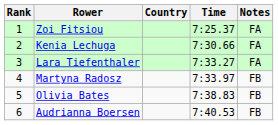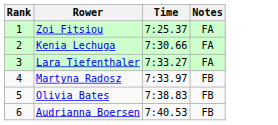- column: (166, 13)
